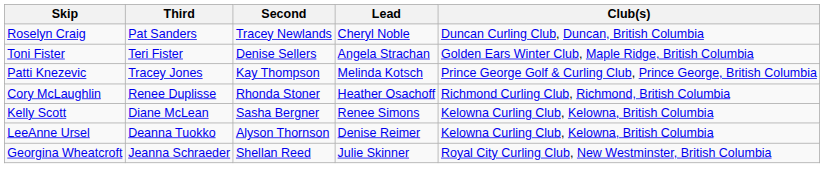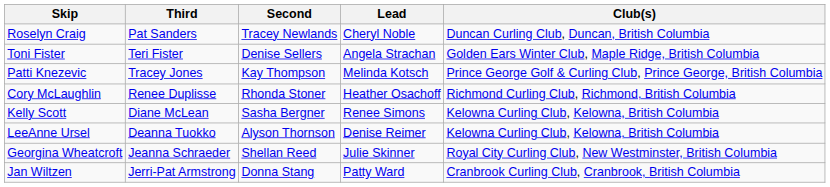+ row: (40, 172)
